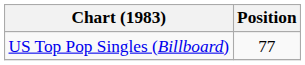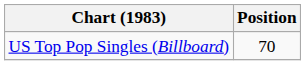(267, 45) 77 -> (267, 45) 70
